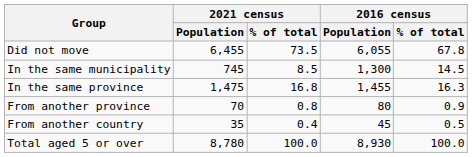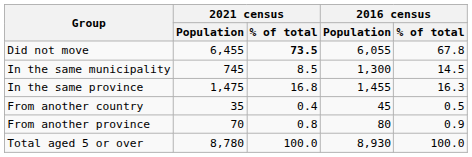(304, 51) normal -> (304, 51) bold
rows swapped: (79, 106) <-> (75, 124)
